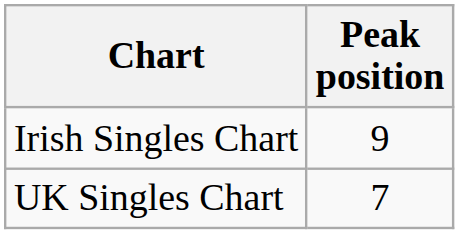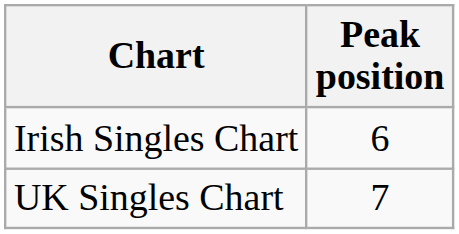(380, 137) 9 -> (380, 137) 6
